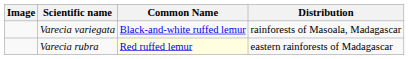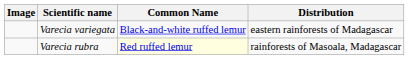(326, 29) rainforests of Masoala, Madagascar -> (322, 29) eastern rainforests of Madagascar
(322, 46) eastern rainforests of Madagascar -> (326, 46) rainforests of Masoala, Madagascar
